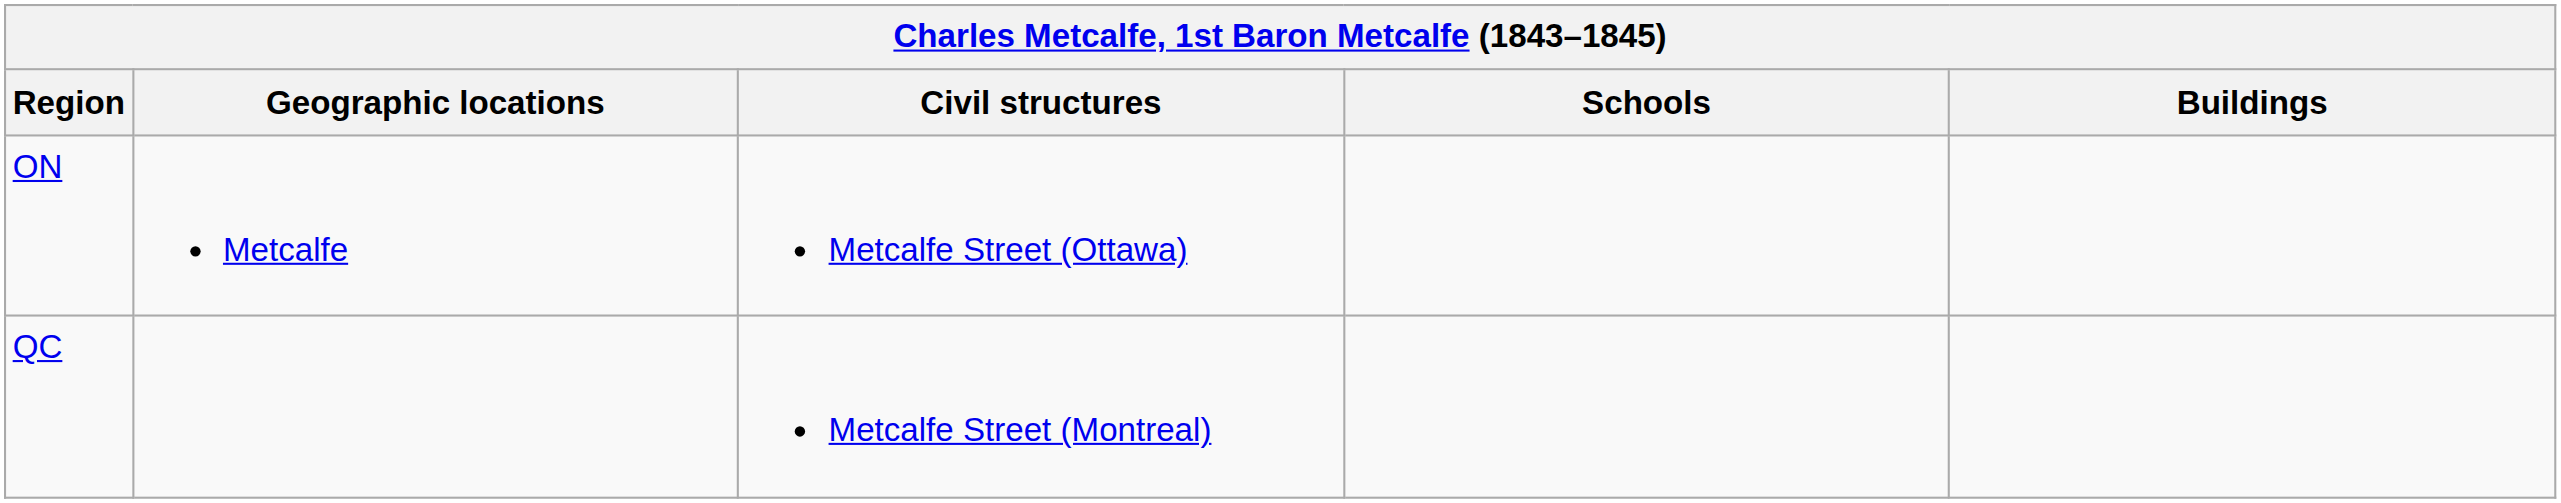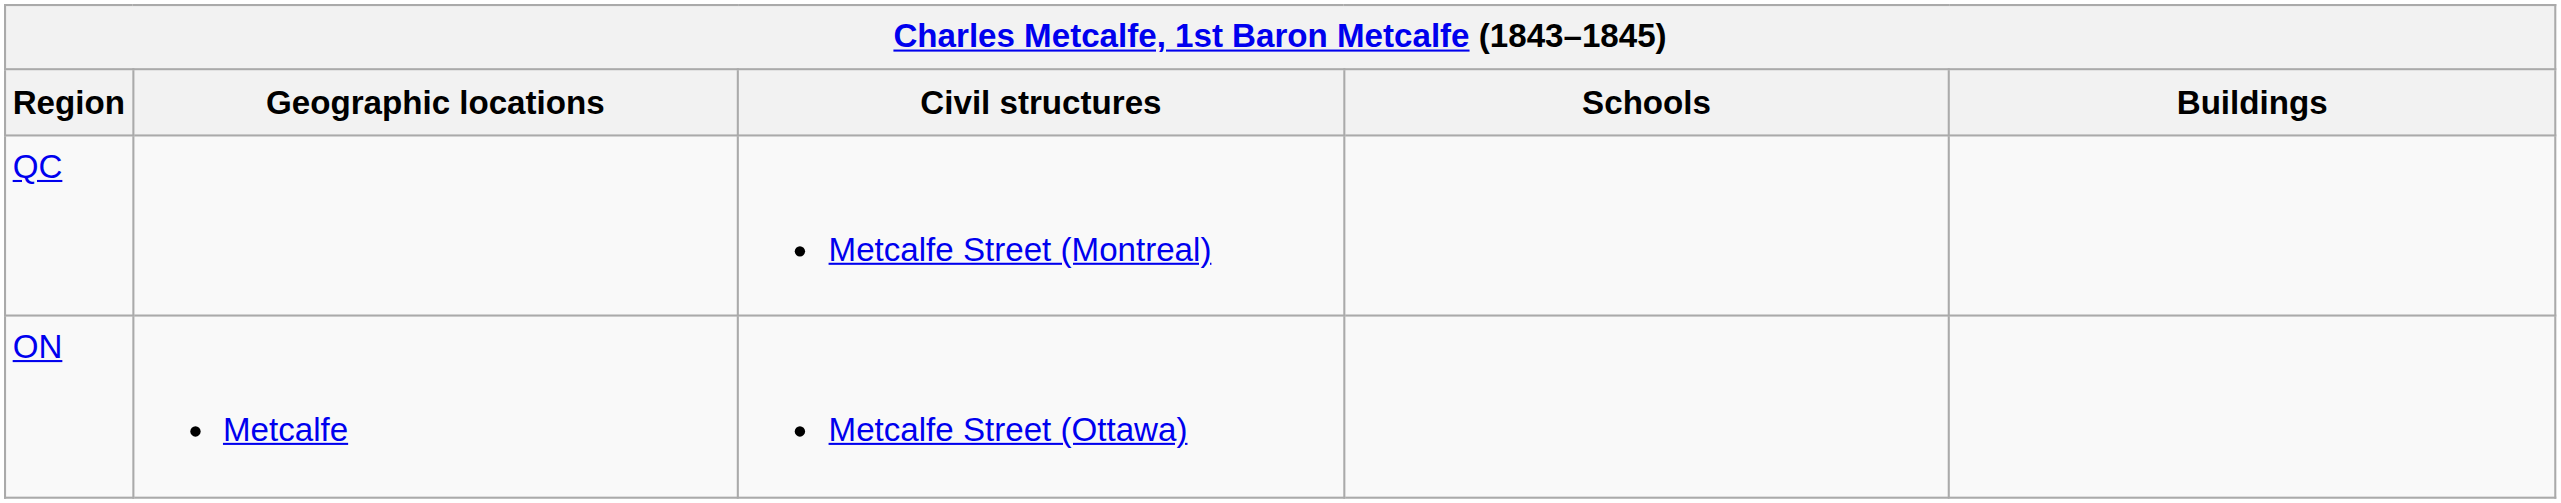rows swapped: (38, 166) <-> (38, 347)
